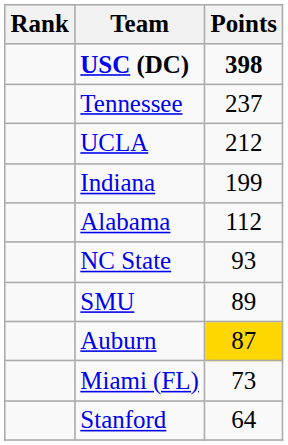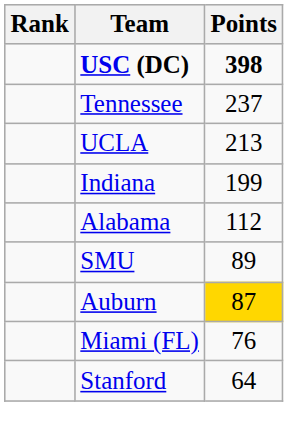(244, 143) 212 -> (244, 143) 213
- row: (126, 261)
(244, 380) 73 -> (244, 340) 76
